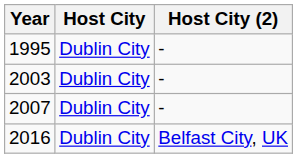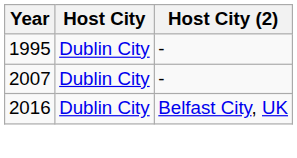- row: (30, 78)
